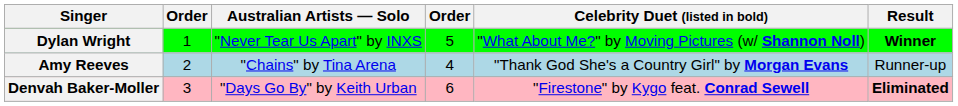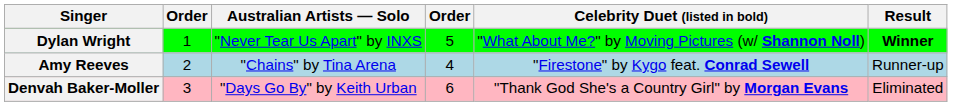(671, 64) "Thank God She's a Country Girl" by Morgan Evans -> (671, 64) "Firestone" by Kygo feat. Conrad Sewell
(671, 88) "Firestone" by Kygo feat. Conrad Sewell -> (671, 88) "Thank God She's a Country Girl" by Morgan Evans
(910, 88) bold -> (908, 88) normal
